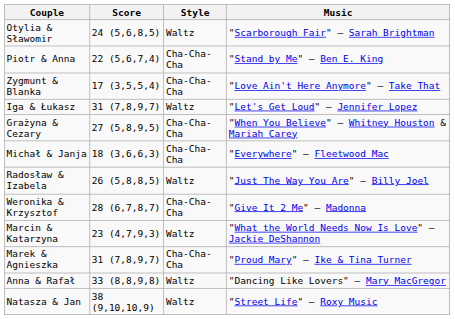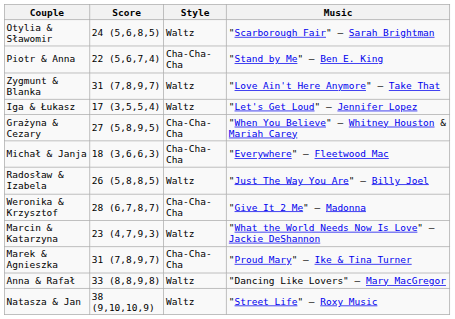(126, 86) 17 (3,5,5,4) -> (126, 86) 31 (7,8,9,7)
(189, 86) Cha-Cha-Cha -> (180, 86) Waltz
(126, 107) 31 (7,8,9,7) -> (126, 107) 17 (3,5,5,4)
